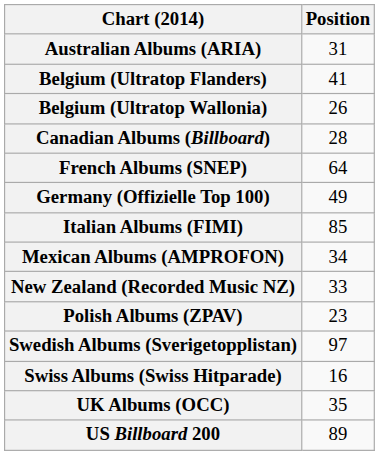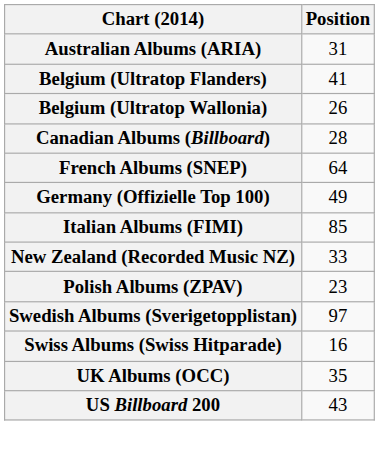- row: (153, 256)
(338, 434) 89 -> (338, 405) 43
